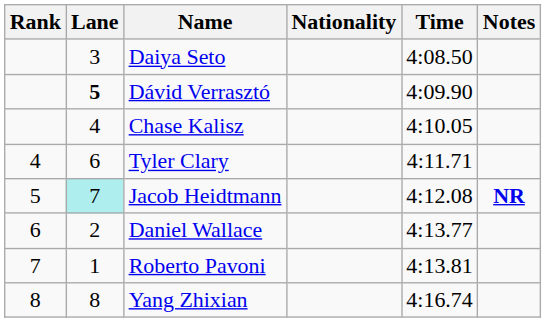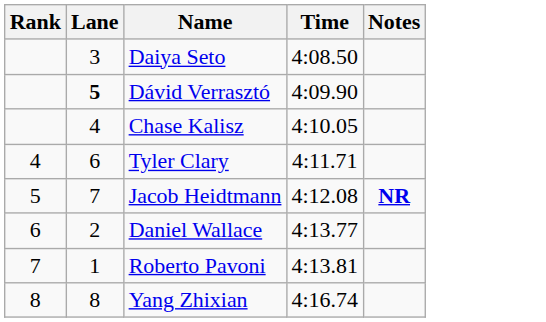- column: (344, 21)
(95, 195) paleturquoise background -> (95, 195) no background
